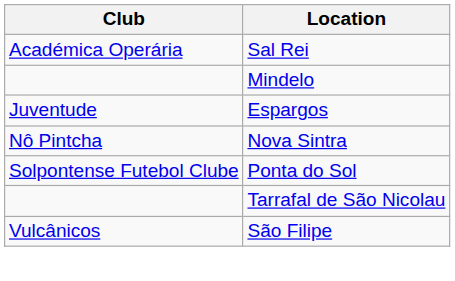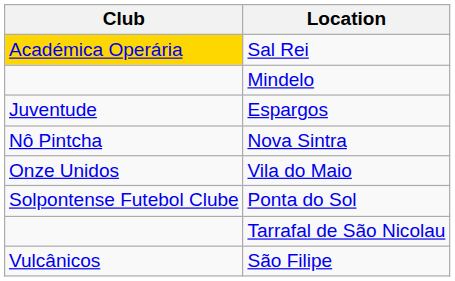(96, 49) no background -> (96, 49) gold background
+ row: (300, 170)
